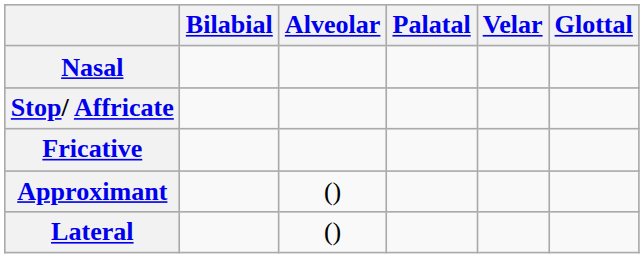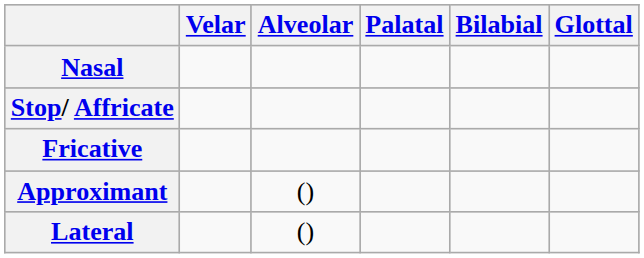columns swapped: (229, 25) <-> (513, 25)
